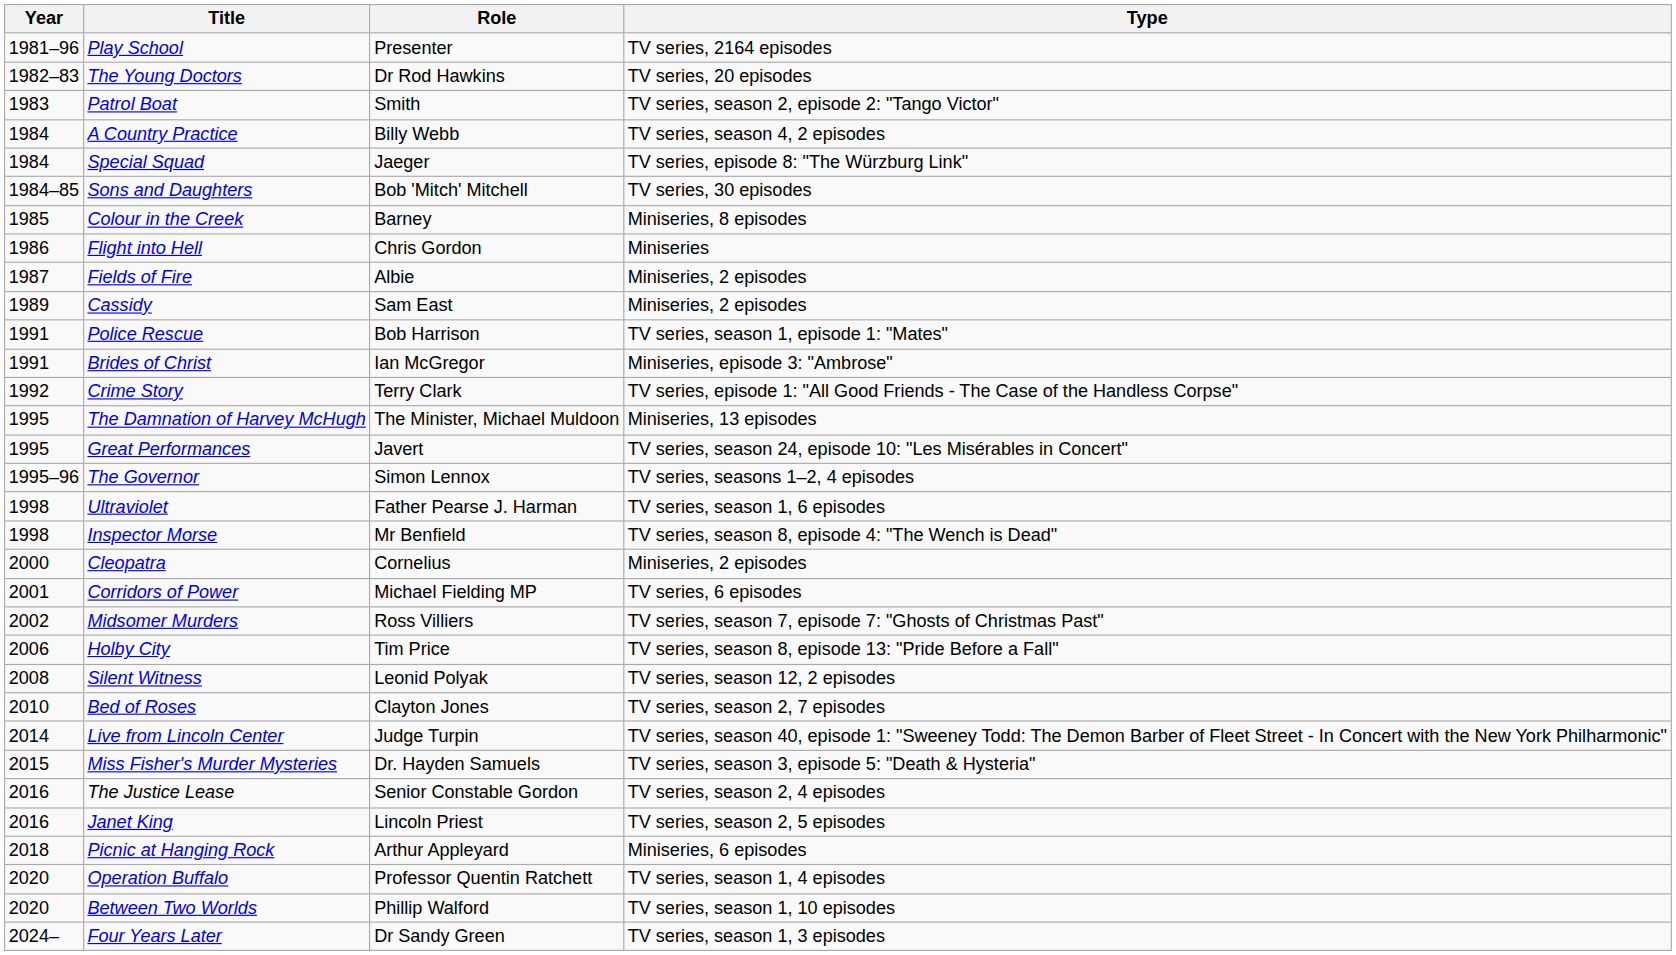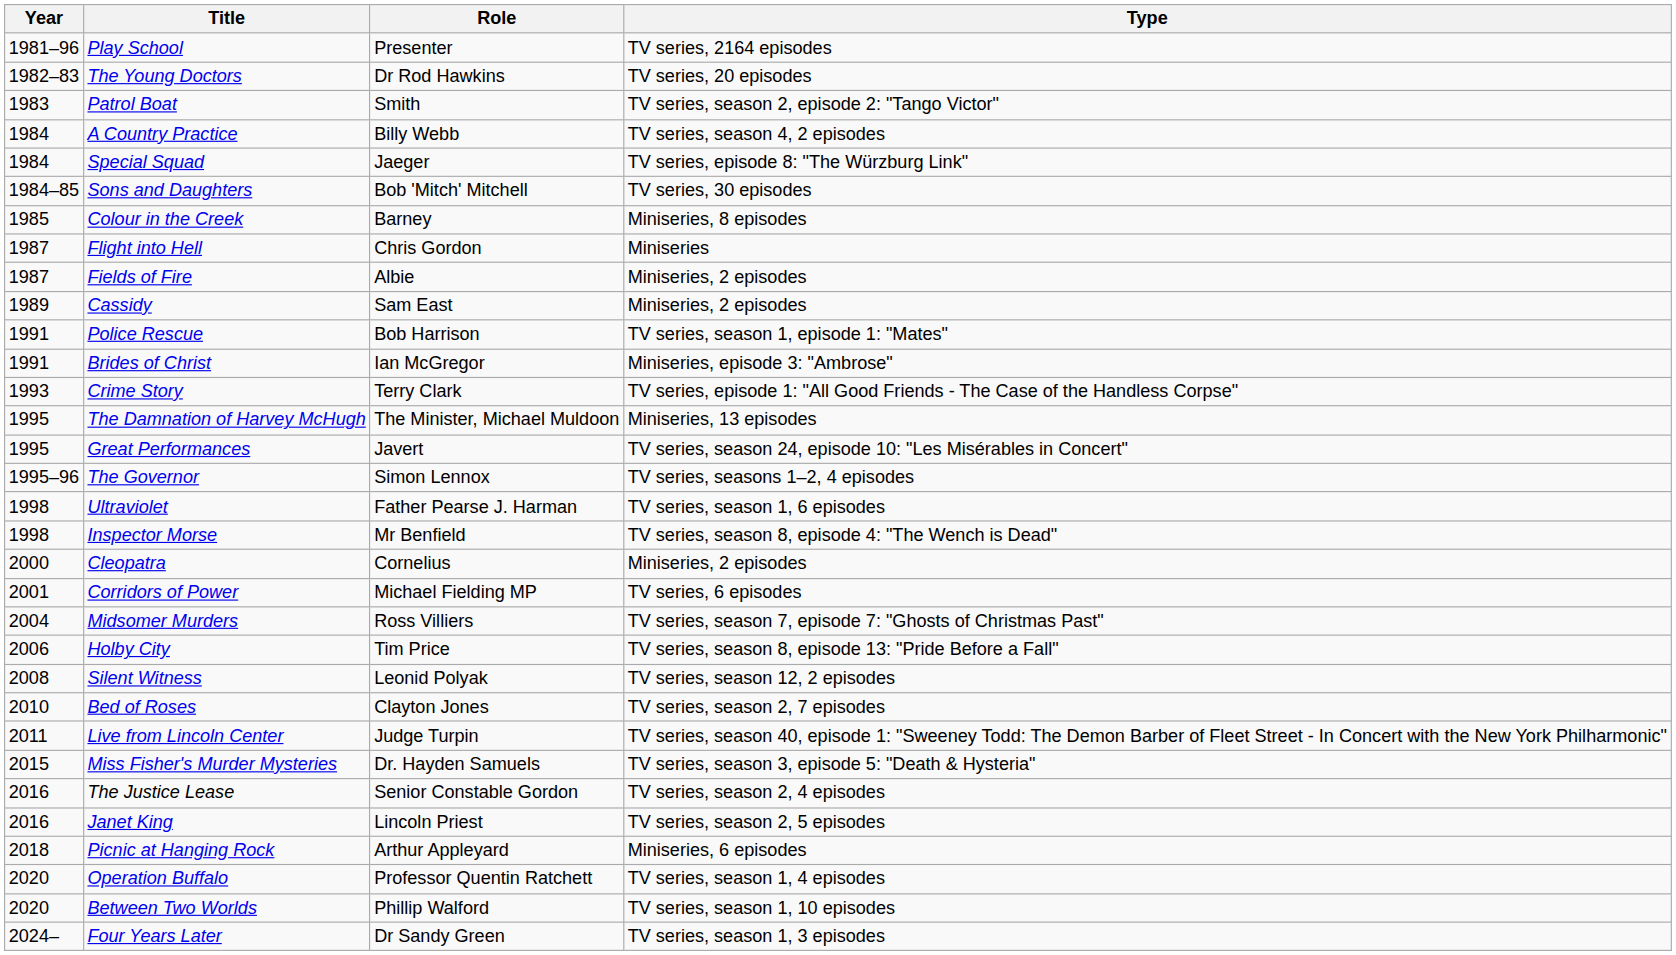(29, 248) 1986 -> (29, 248) 1987
(29, 391) 1992 -> (29, 391) 1993
(29, 620) 2002 -> (29, 620) 2004
(29, 735) 2014 -> (28, 735) 2011
